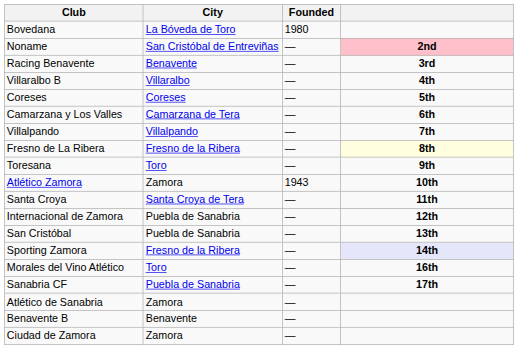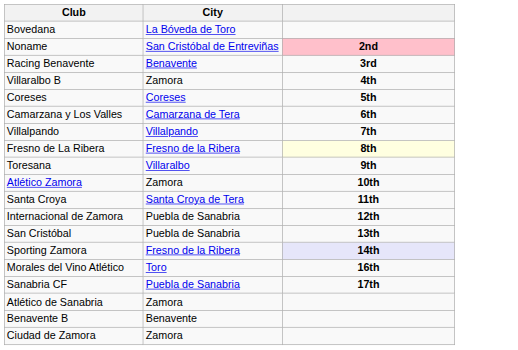- column: (311, 13)
(168, 81) Villaralbo -> (164, 81) Zamora
(156, 166) Toro -> (168, 166) Villaralbo
